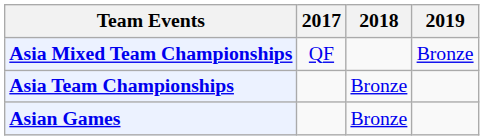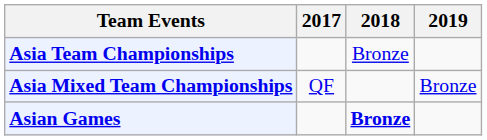rows swapped: (122, 86) <-> (151, 53)
(379, 118) normal -> (380, 118) bold
